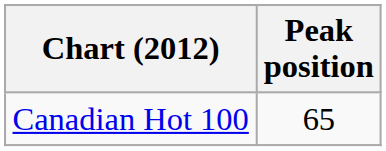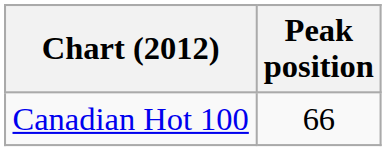(319, 118) 65 -> (319, 118) 66
